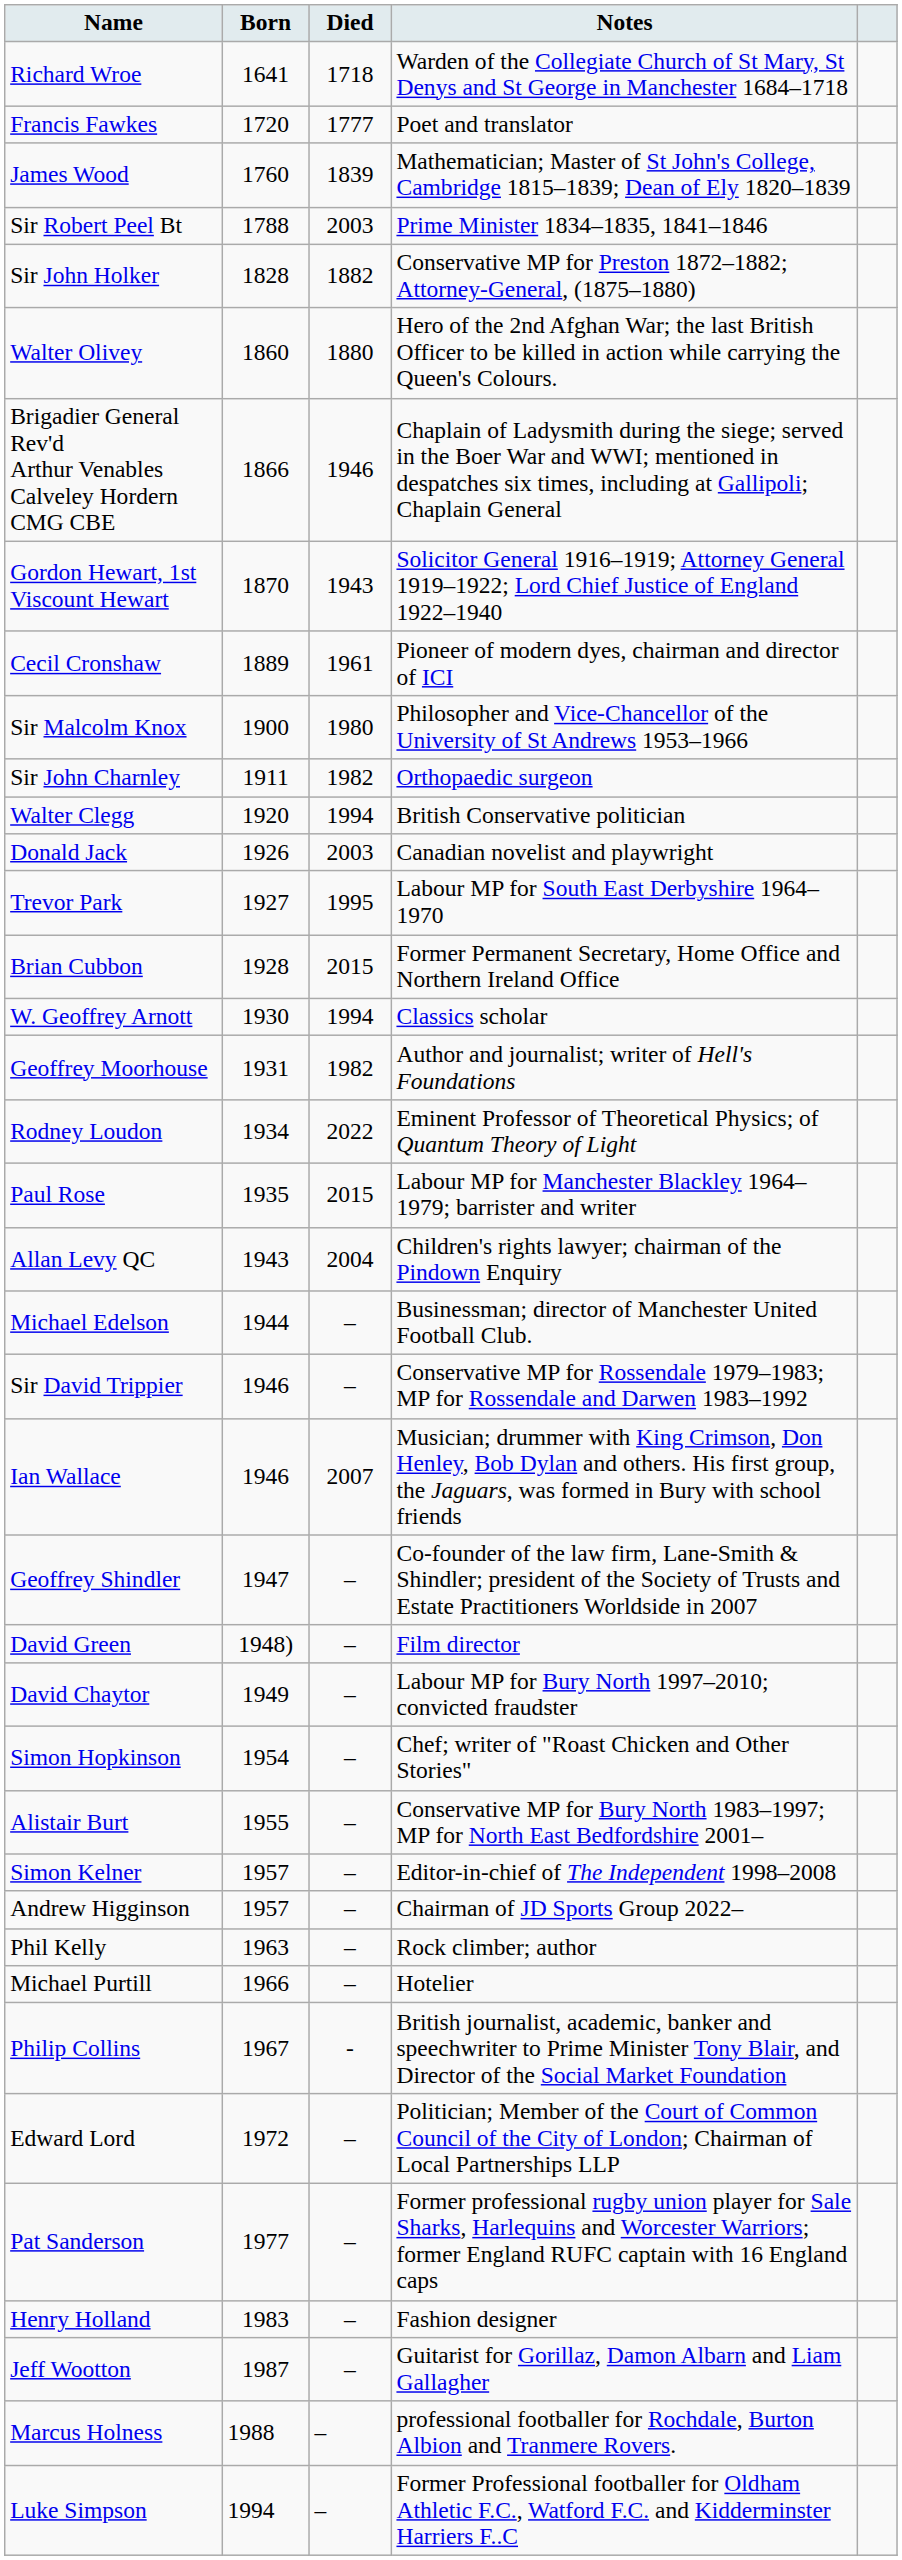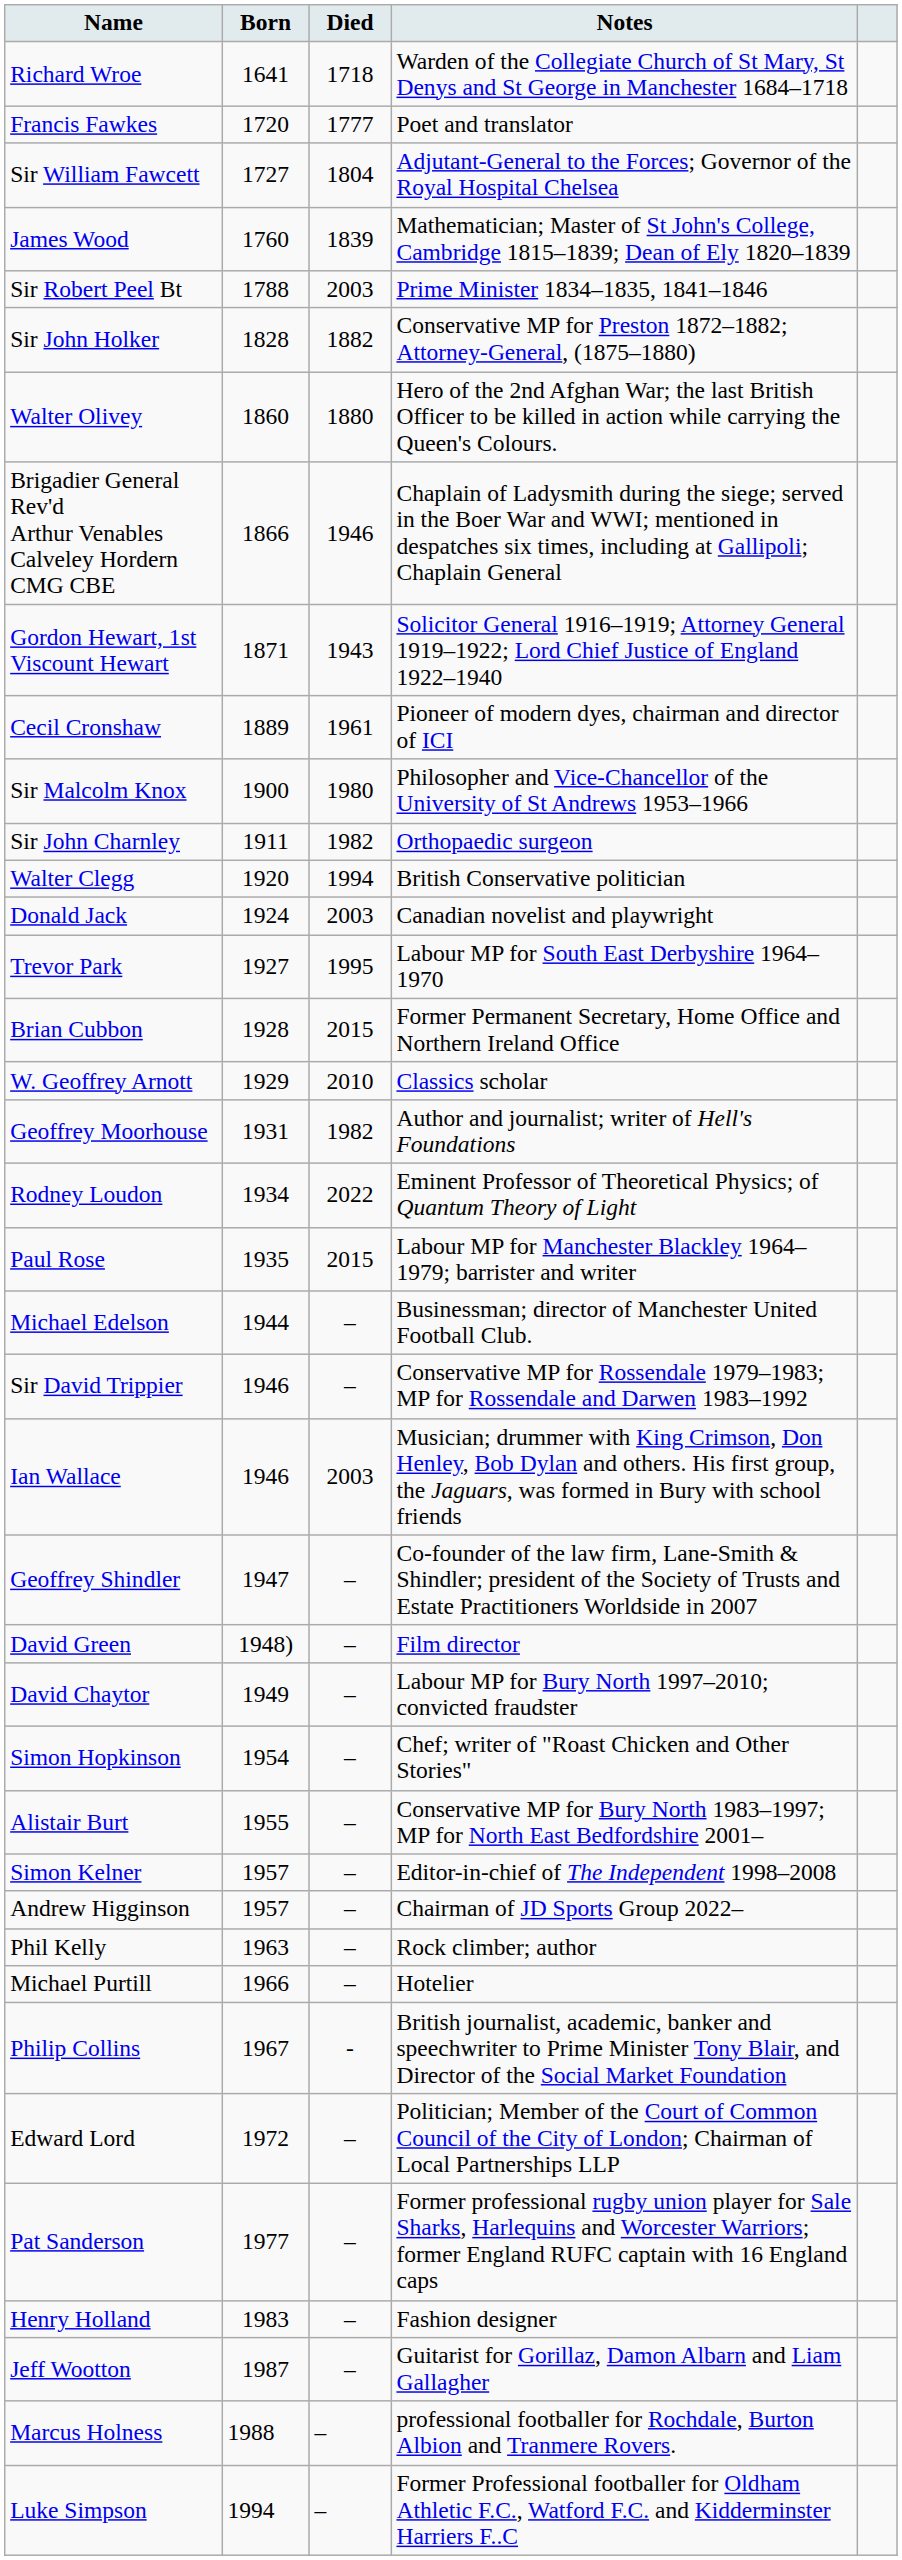+ row: (105, 174)
(266, 586) 1870 -> (266, 649) 1871
(266, 852) 1926 -> (266, 915) 1924
(266, 1016) 1930 -> (266, 1080) 1929
(350, 1016) 1994 -> (350, 1080) 2010
- row: (83, 1258)
(350, 1476) 2007 -> (350, 1476) 2003
